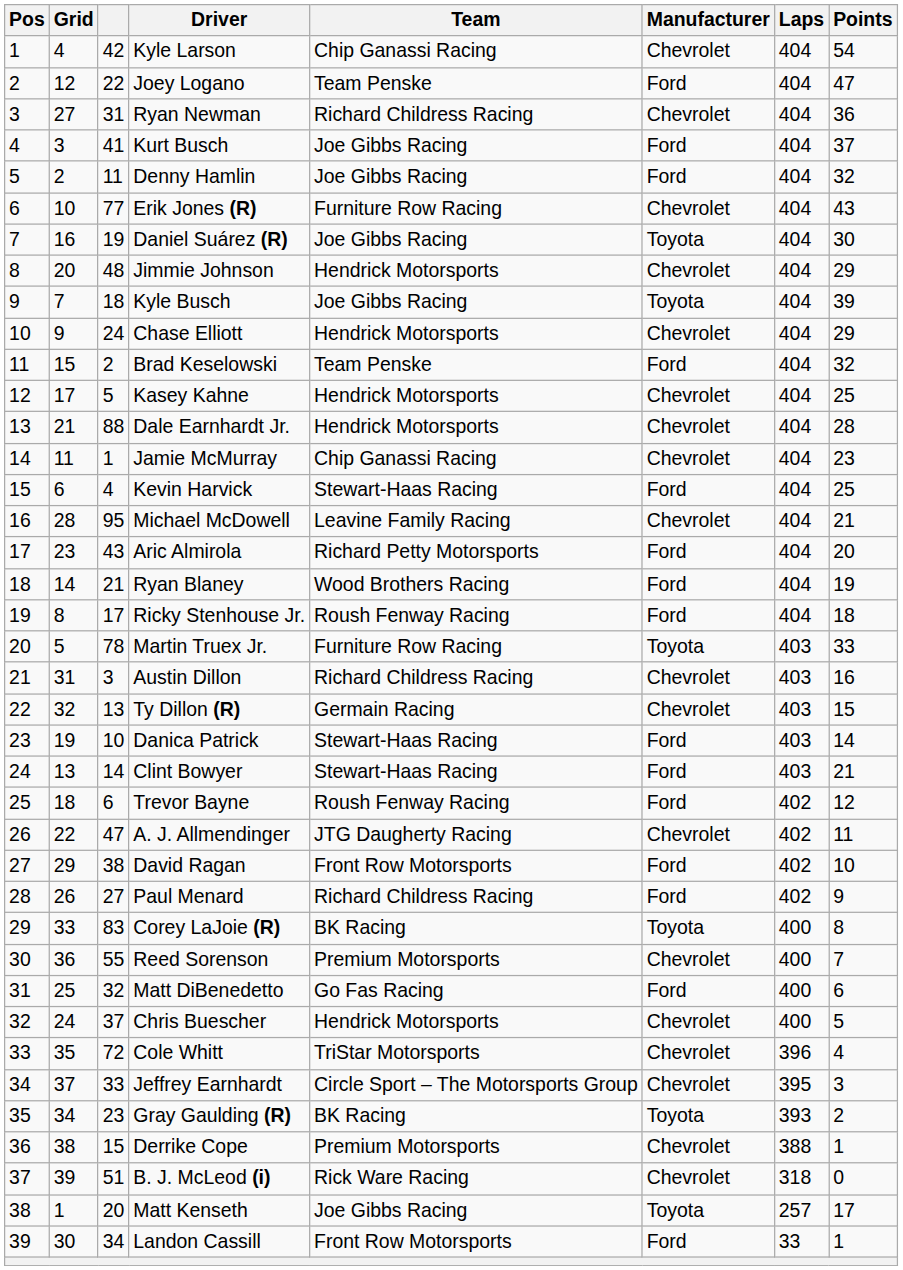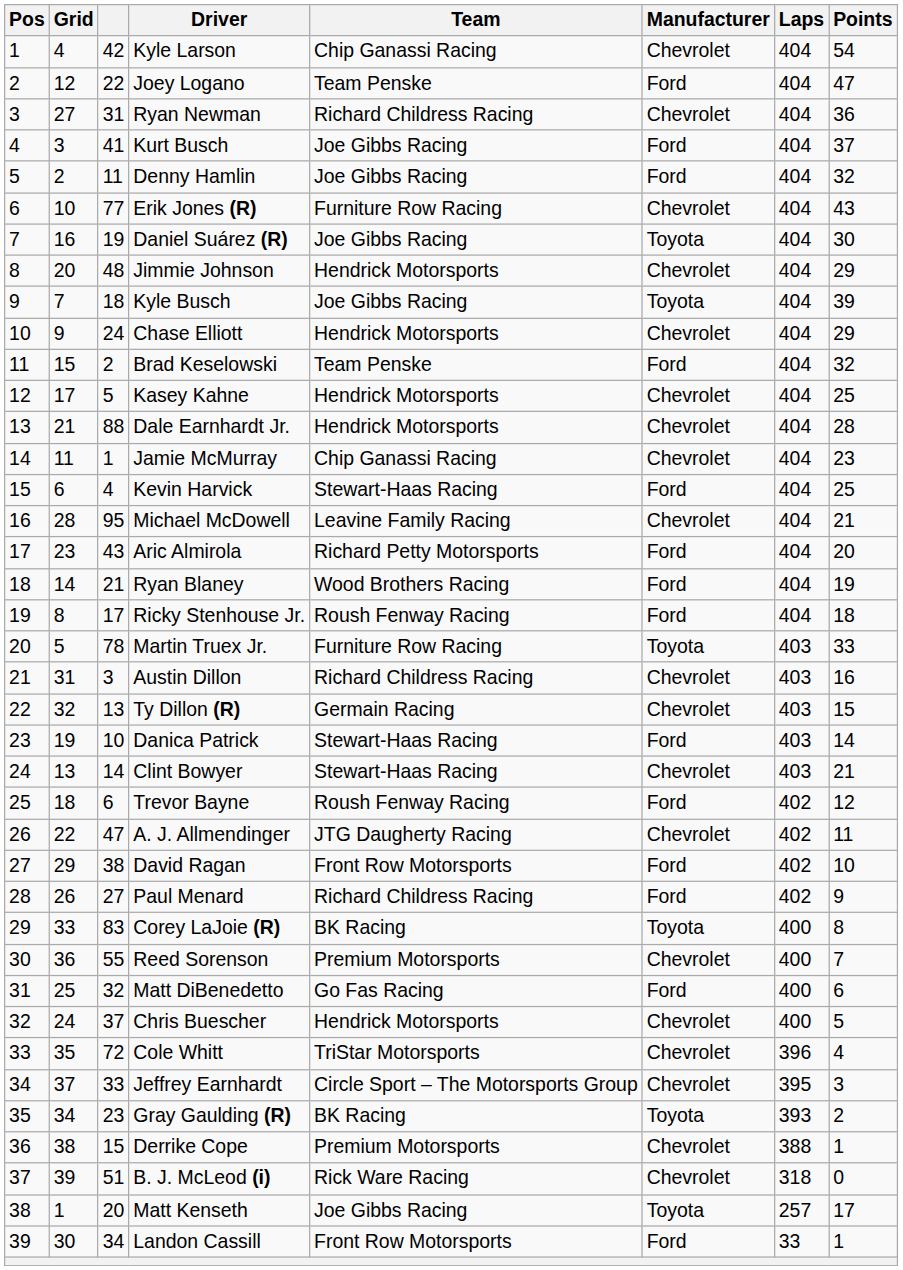(667, 771) Ford -> (688, 771) Chevrolet
